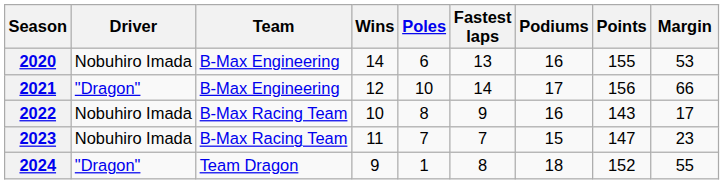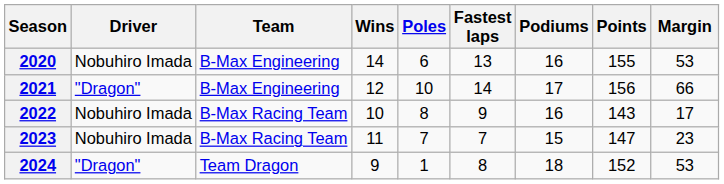(685, 165) 55 -> (685, 165) 53
